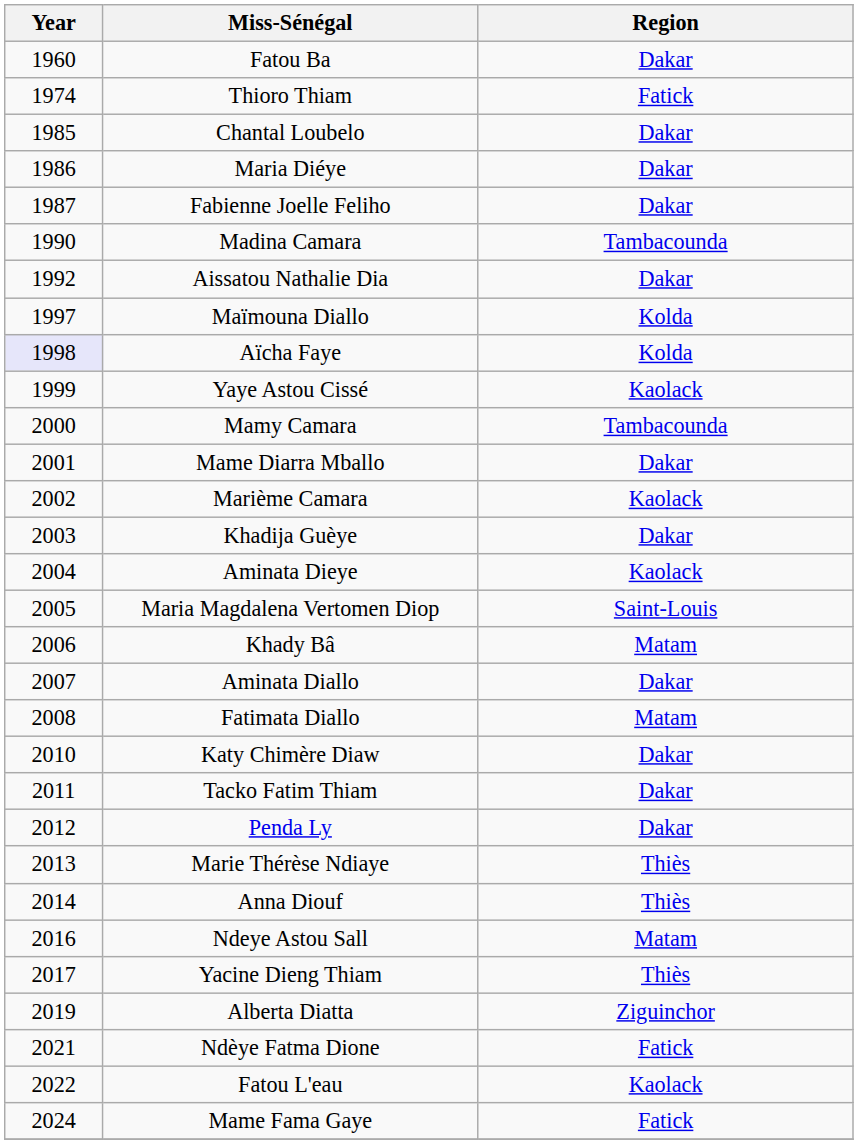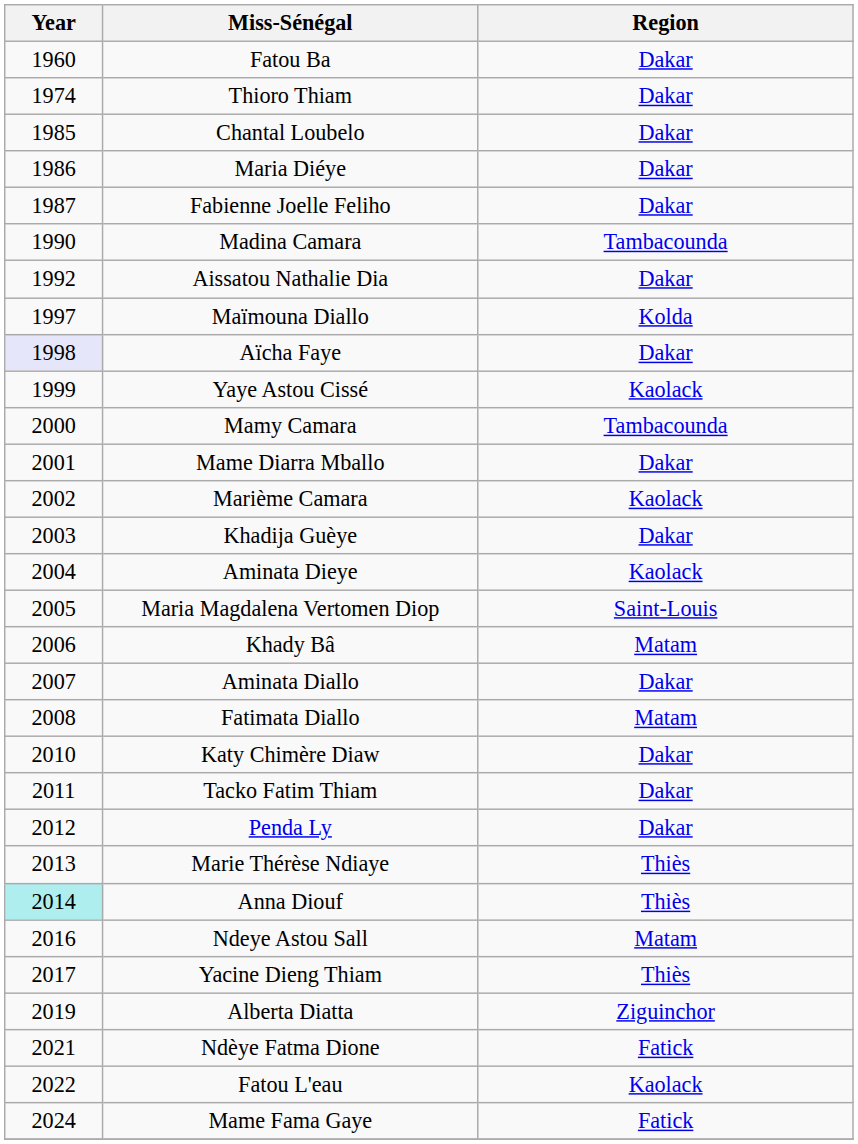(666, 96) Fatick -> (666, 96) Dakar
(666, 352) Kolda -> (666, 352) Dakar
(54, 901) no background -> (54, 901) paleturquoise background
